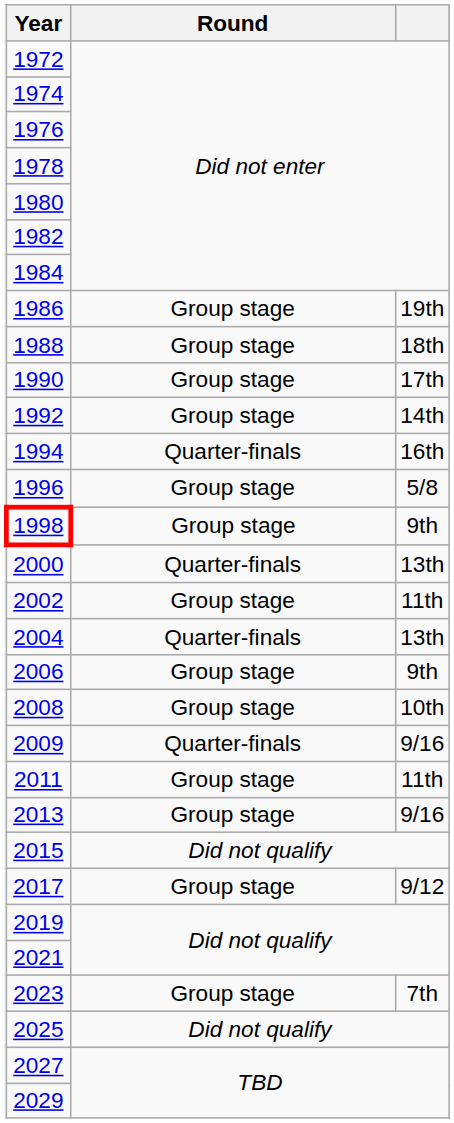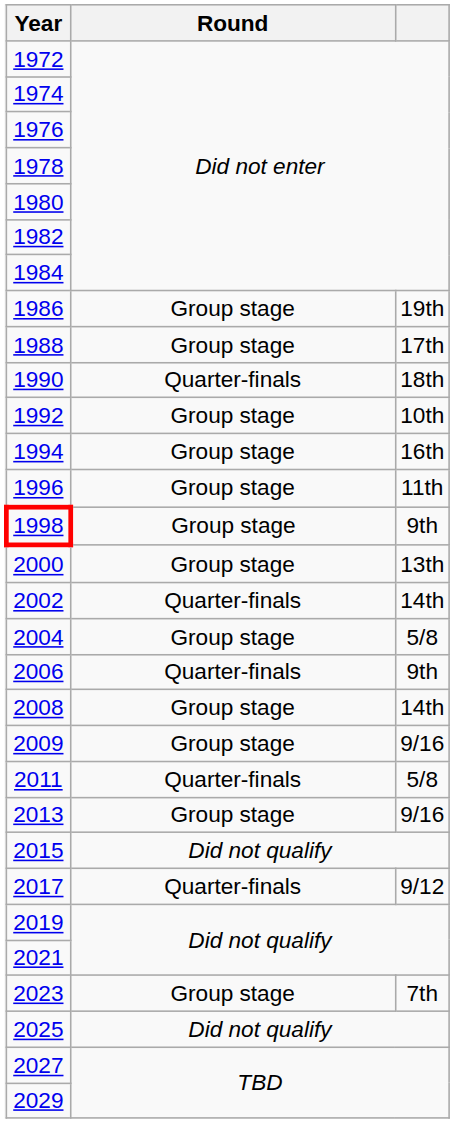(422, 344) 18th -> (422, 344) 17th
(233, 380) Group stage -> (233, 380) Quarter-finals
(422, 380) 17th -> (422, 380) 18th
(422, 416) 14th -> (422, 416) 10th
(233, 452) Quarter-finals -> (233, 452) Group stage
(422, 488) 5/8 -> (422, 488) 11th
(233, 564) Quarter-finals -> (233, 564) Group stage
(233, 601) Group stage -> (233, 601) Quarter-finals
(422, 601) 11th -> (422, 601) 14th
(233, 637) Quarter-finals -> (233, 637) Group stage
(422, 637) 13th -> (422, 637) 5/8
(233, 672) Group stage -> (233, 672) Quarter-finals
(422, 708) 10th -> (422, 708) 14th
(233, 744) Quarter-finals -> (233, 744) Group stage
(233, 779) Group stage -> (233, 779) Quarter-finals
(422, 779) 11th -> (422, 779) 5/8
(233, 887) Group stage -> (233, 887) Quarter-finals
